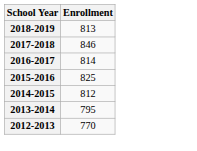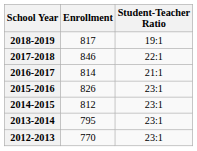+ column: (154, 18)
(88, 28) 813 -> (88, 40) 817
(88, 77) 825 -> (88, 89) 826
